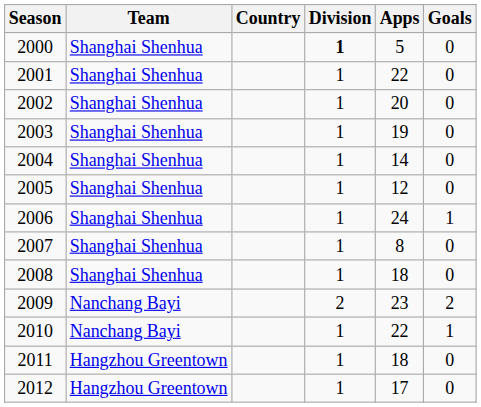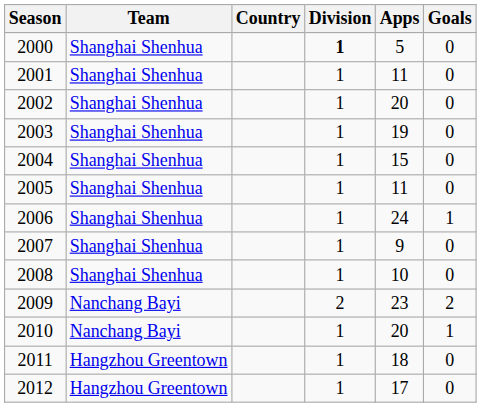(400, 75) 22 -> (400, 75) 11
(400, 160) 14 -> (400, 160) 15
(400, 189) 12 -> (400, 189) 11
(400, 246) 8 -> (400, 246) 9
(400, 274) 18 -> (400, 274) 10
(400, 331) 22 -> (400, 331) 20
